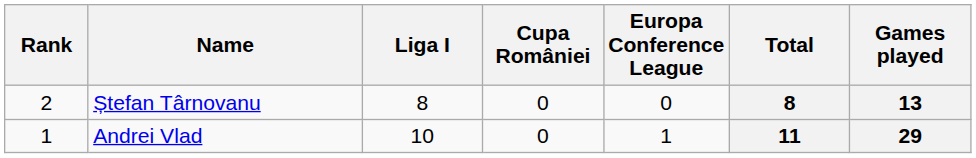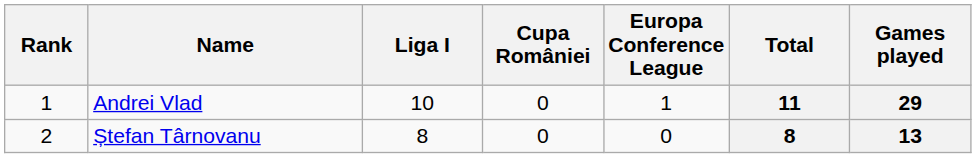rows swapped: (148, 135) <-> (177, 102)
